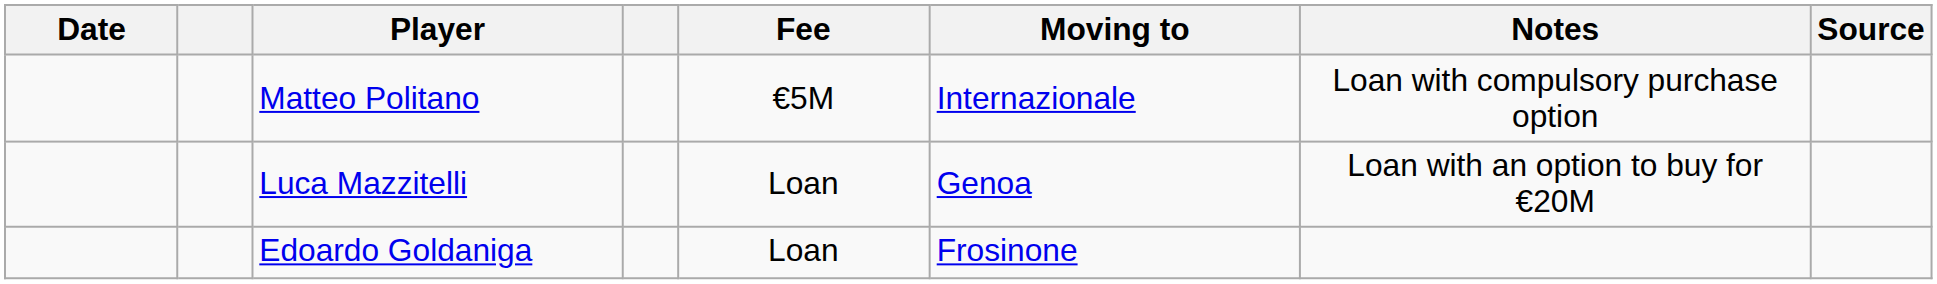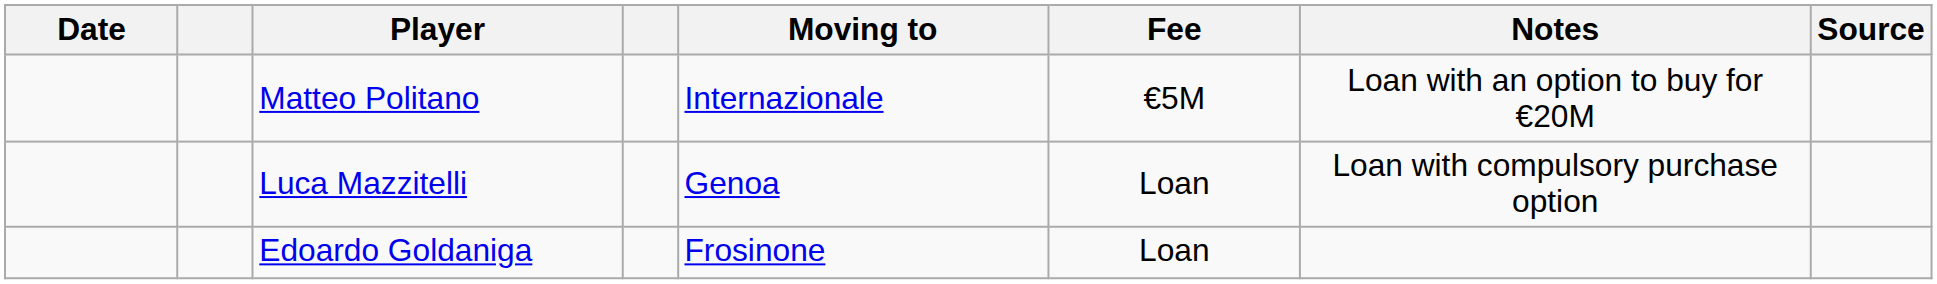columns swapped: (1115, 29) <-> (803, 29)
(1555, 97) Loan with compulsory purchase option -> (1555, 97) Loan with an option to buy for €20M
(1555, 183) Loan with an option to buy for €20M -> (1555, 183) Loan with compulsory purchase option
